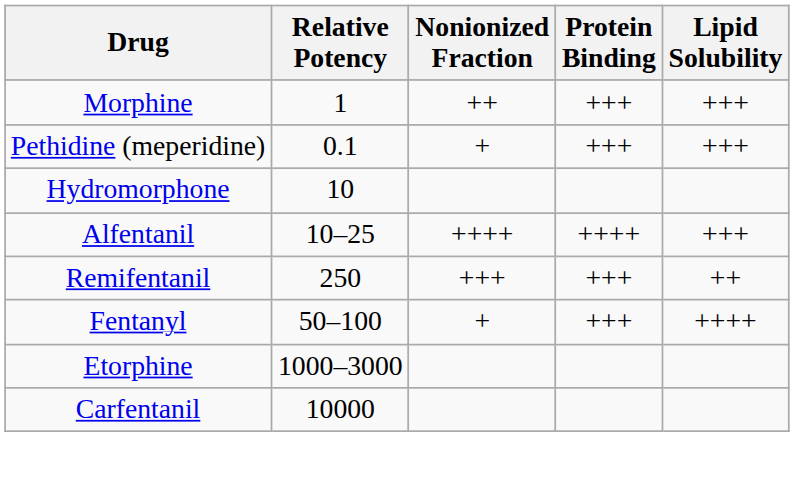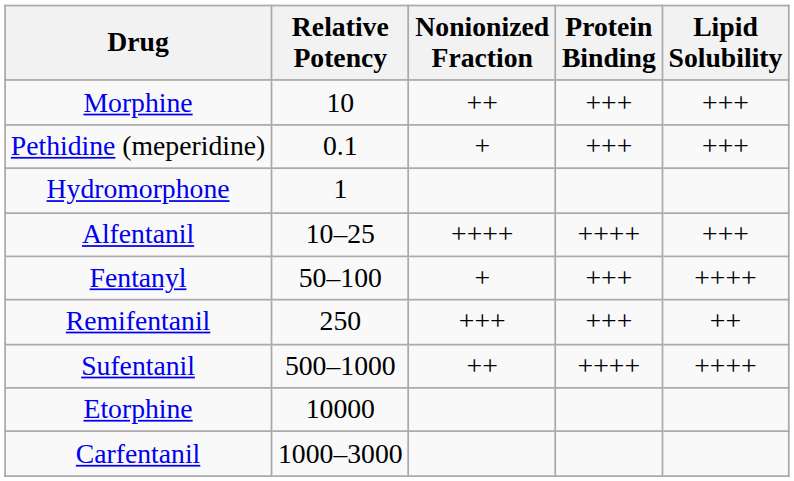(340, 102) 1 -> (340, 102) 10
(340, 189) 10 -> (340, 189) 1
rows swapped: (138, 321) <-> (138, 277)
+ row: (138, 365)
(340, 365) 1000–3000 -> (340, 409) 10000
(340, 409) 10000 -> (340, 453) 1000–3000
